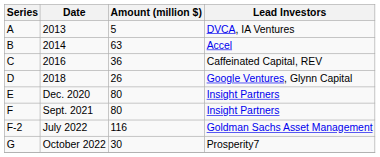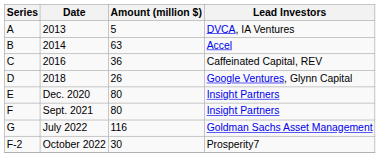(15, 128) F-2 -> (11, 128) G
(11, 144) G -> (15, 144) F-2
